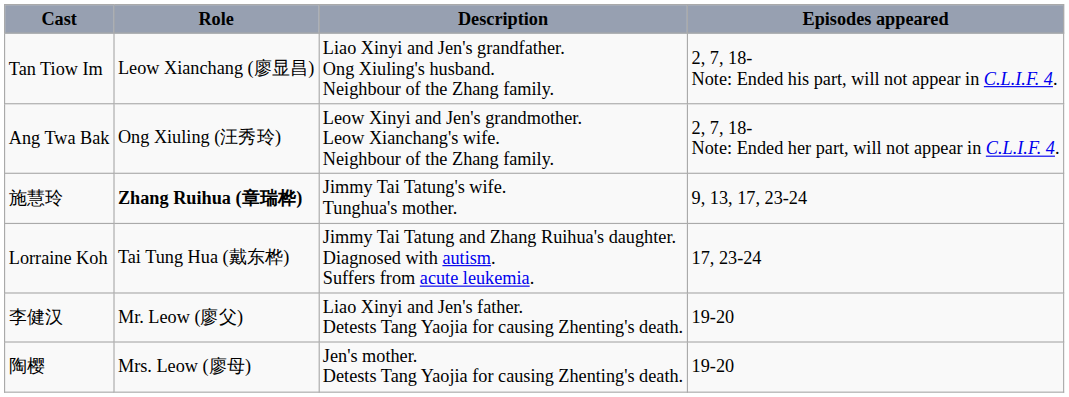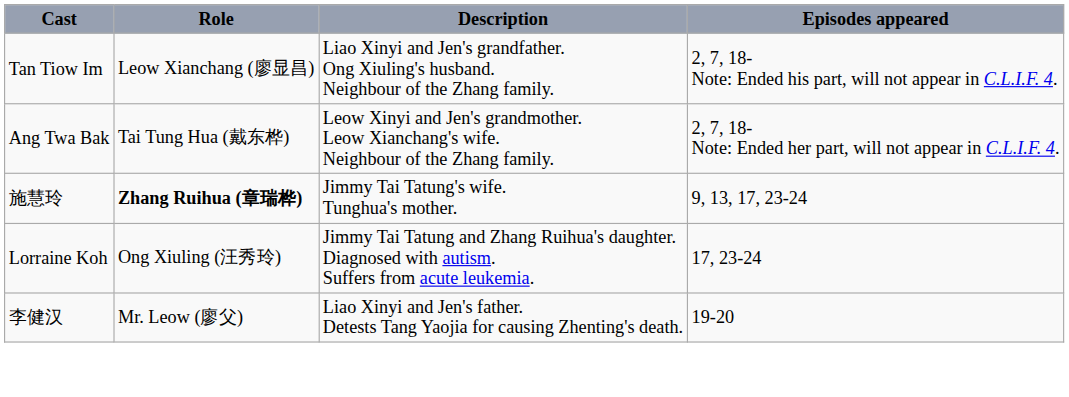(199, 137) Ong Xiuling (汪秀玲) -> (204, 137) Tai Tung Hua (戴东桦)
(204, 257) Tai Tung Hua (戴东桦) -> (199, 257) Ong Xiuling (汪秀玲)
- row: (27, 366)
